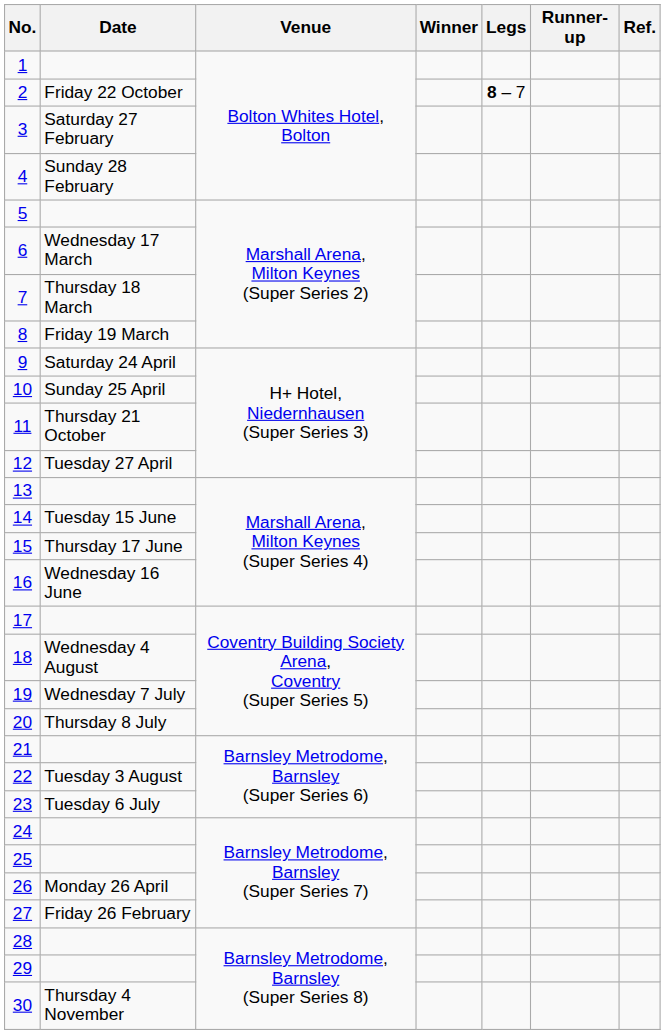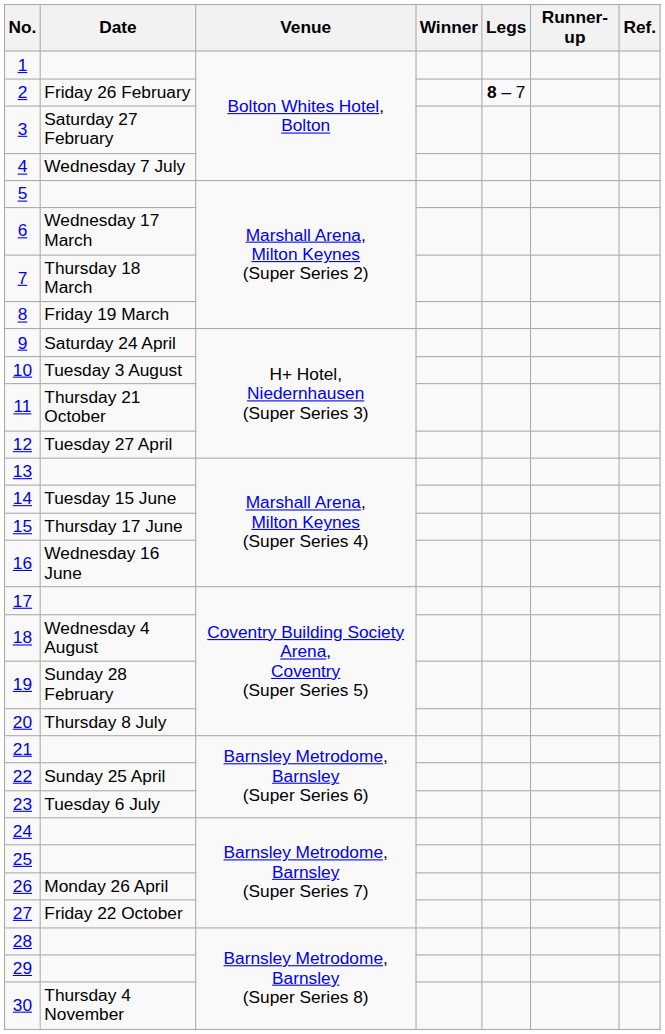(113, 92) Friday 22 October -> (117, 92) Friday 26 February
(86, 176) Sunday 28 February -> (115, 166) Wednesday 7 July
(105, 389) Sunday 25 April -> (113, 370) Tuesday 3 August
(115, 694) Wednesday 7 July -> (86, 684) Sunday 28 February
(113, 776) Tuesday 3 August -> (105, 776) Sunday 25 April
(117, 913) Friday 26 February -> (113, 913) Friday 22 October
